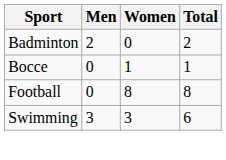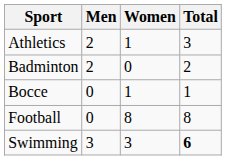+ row: (37, 42)
(187, 117) normal -> (187, 142) bold
